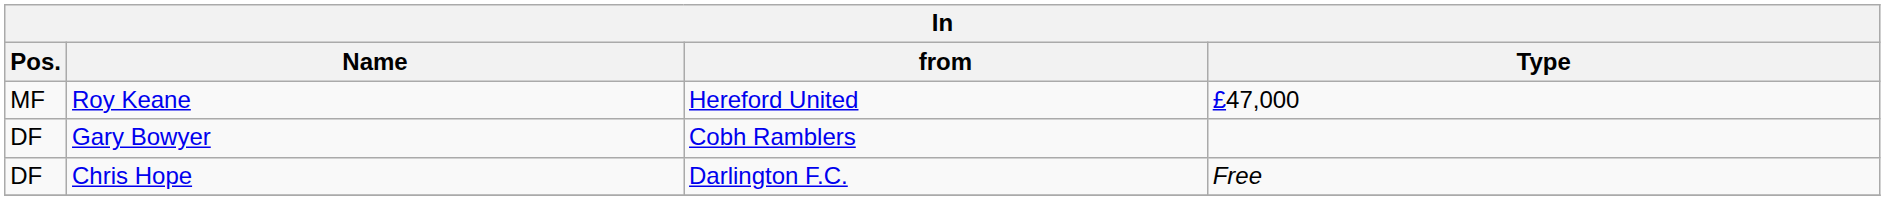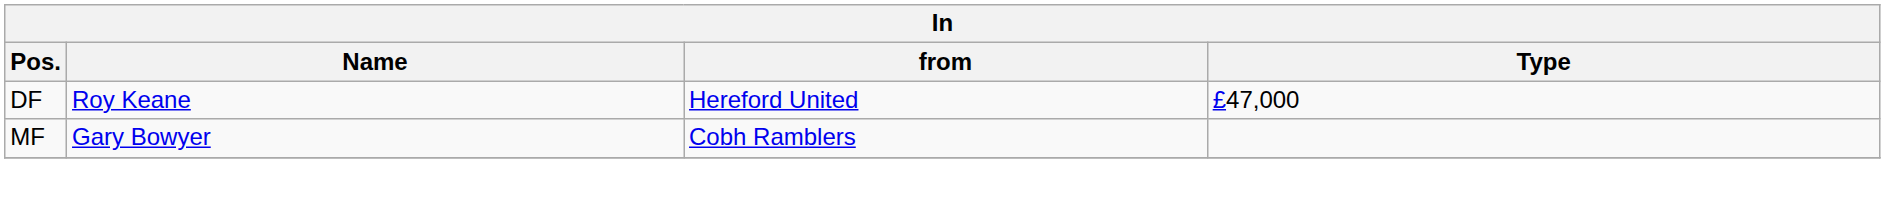(28, 99) MF -> (26, 99) DF
(26, 137) DF -> (28, 137) MF
- row: (132, 175)
